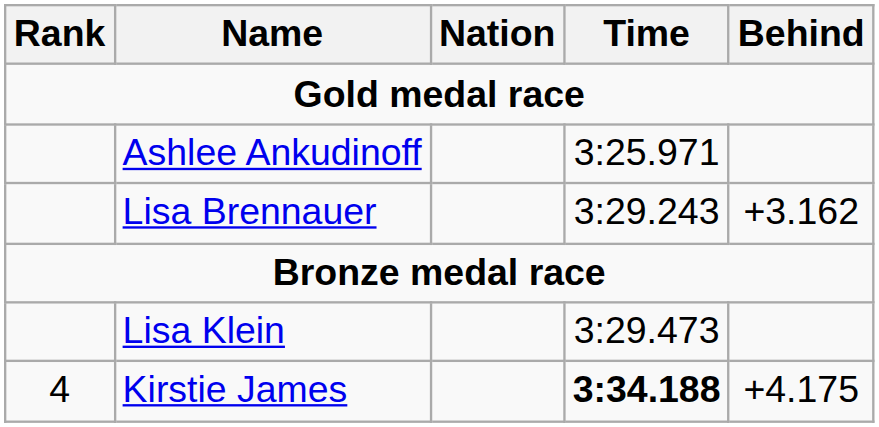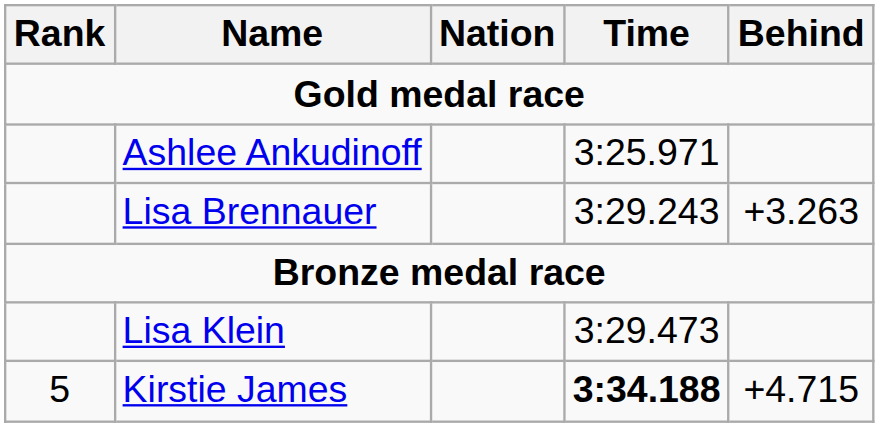(801, 212) +3.162 -> (801, 212) +3.263
(60, 390) 4 -> (60, 390) 5
(801, 390) +4.175 -> (801, 390) +4.715
